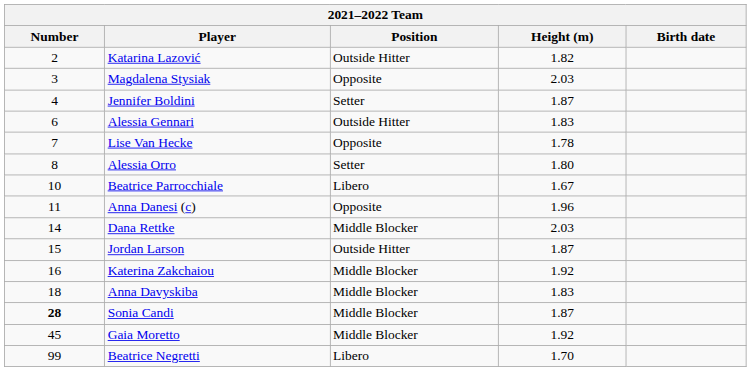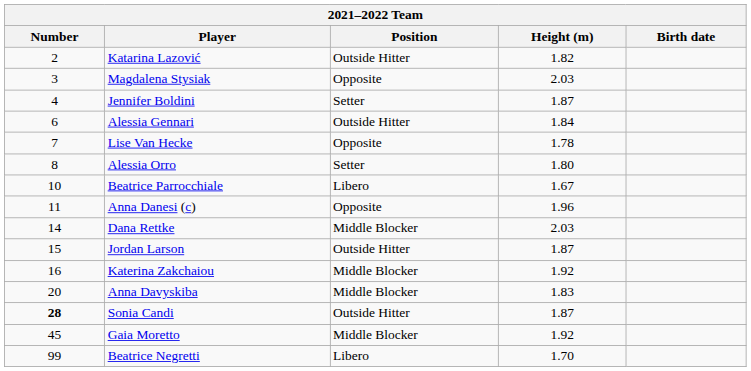(562, 121) 1.83 -> (562, 121) 1.84
(54, 292) 18 -> (54, 292) 20
(375, 313) Middle Blocker -> (371, 313) Outside Hitter
